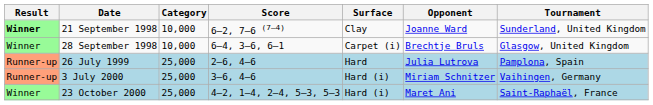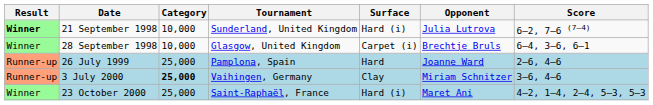columns swapped: (573, 12) <-> (276, 12)
(356, 29) Clay -> (384, 29) Hard (i)
(436, 29) Joanne Ward -> (459, 29) Julia Lutrova
(442, 61) Julia Lutrova -> (453, 61) Joanne Ward
(178, 76) normal -> (178, 76) bold
(367, 76) Hard (i) -> (373, 76) Clay
